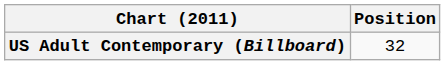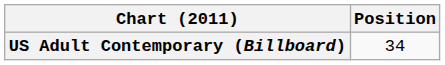(395, 46) 32 -> (395, 46) 34
